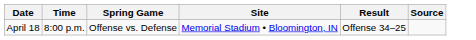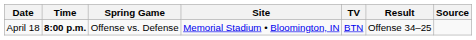+ column: (354, 12)
(64, 28) normal -> (65, 28) bold
